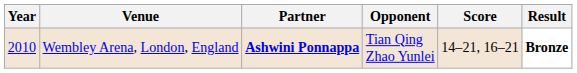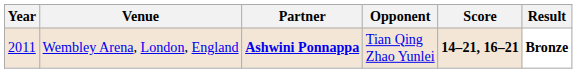(22, 48) 2010 -> (22, 48) 2011
(480, 48) normal -> (480, 48) bold
